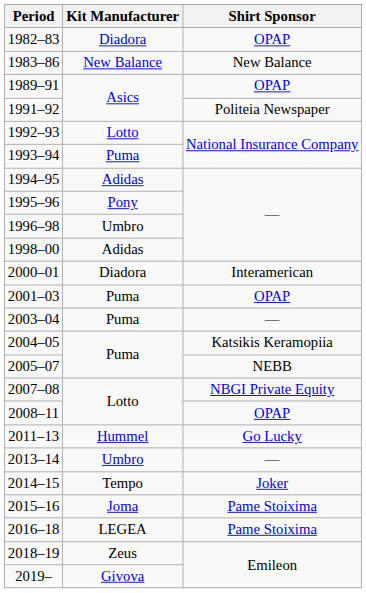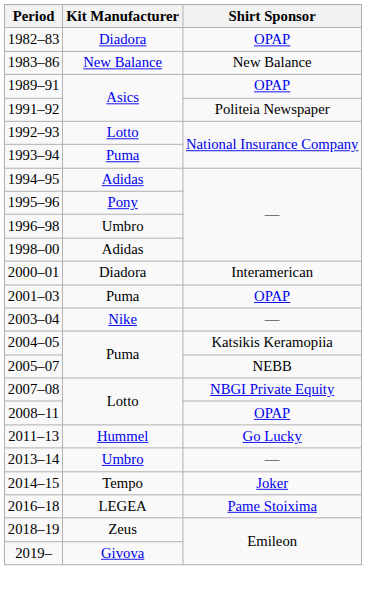(123, 319) Puma -> (123, 319) Nike
- row: (34, 506)
